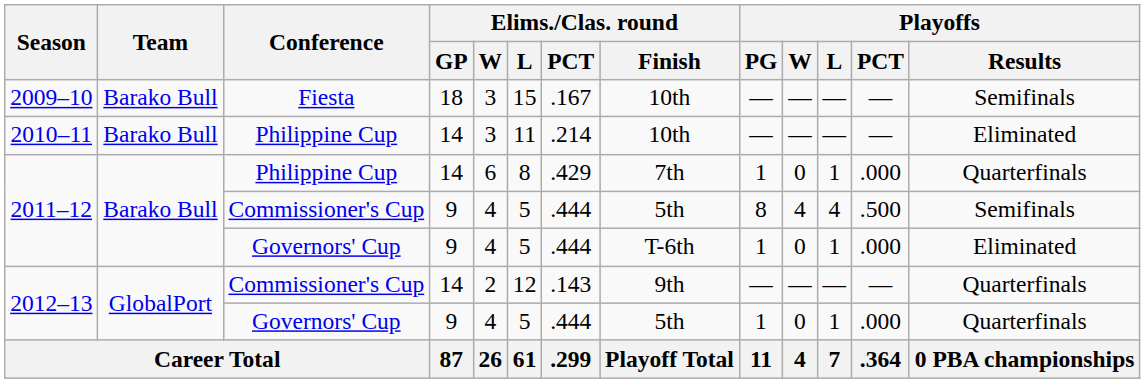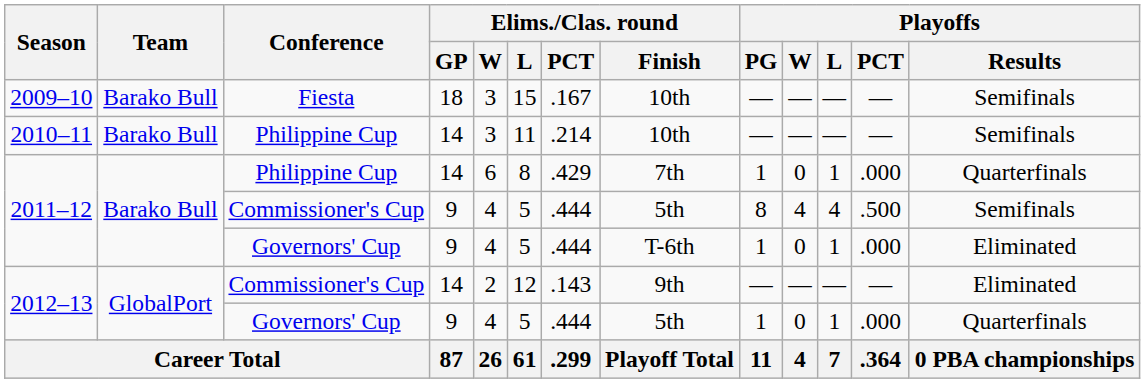(1025, 135) Eliminated -> (1025, 135) Semifinals
(1025, 284) Quarterfinals -> (1025, 284) Eliminated
